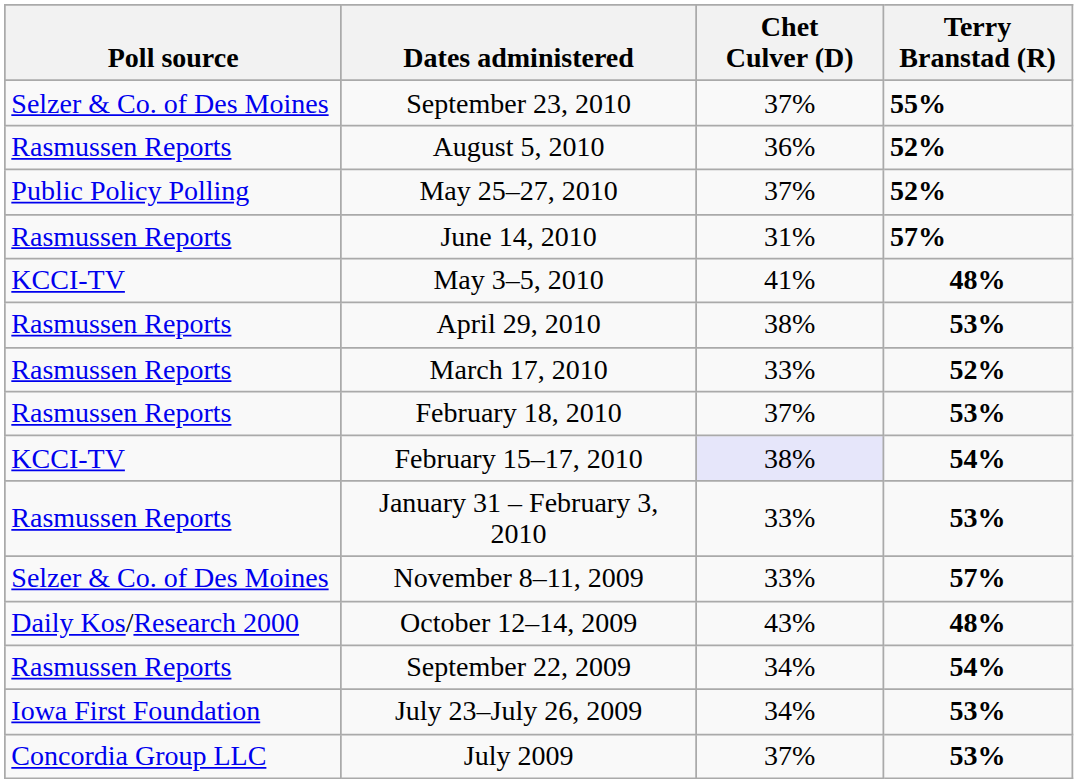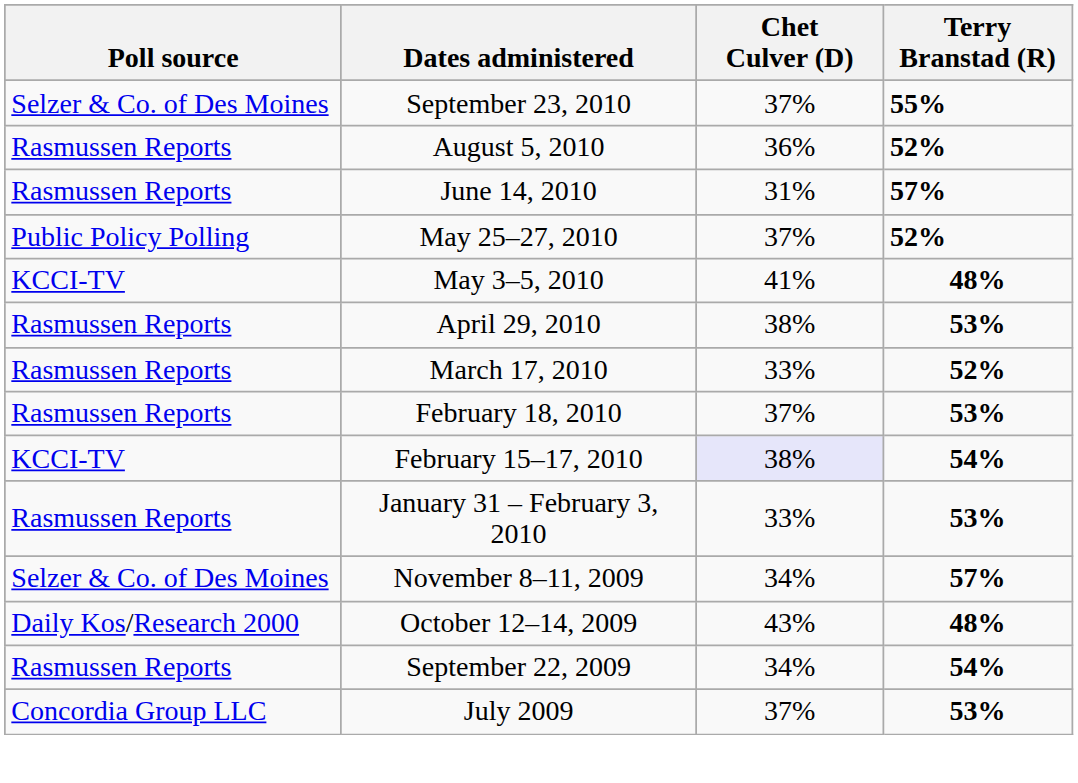rows swapped: (519, 235) <-> (519, 191)
(790, 578) 33% -> (790, 578) 34%
- row: (519, 711)
